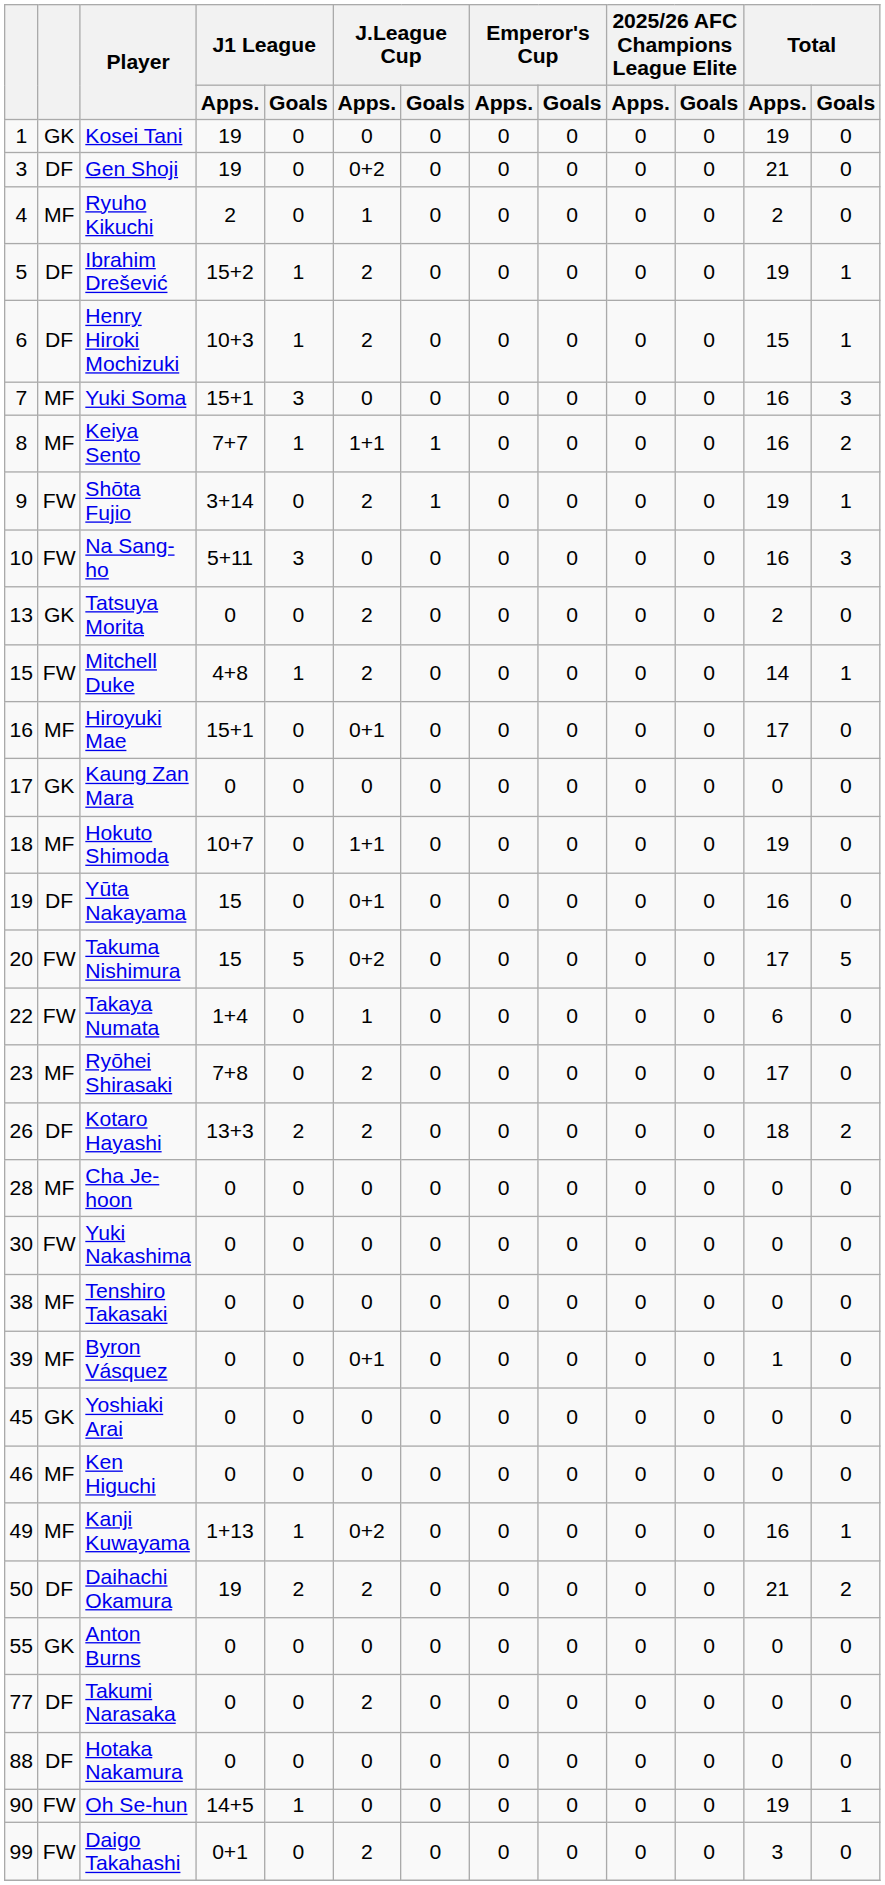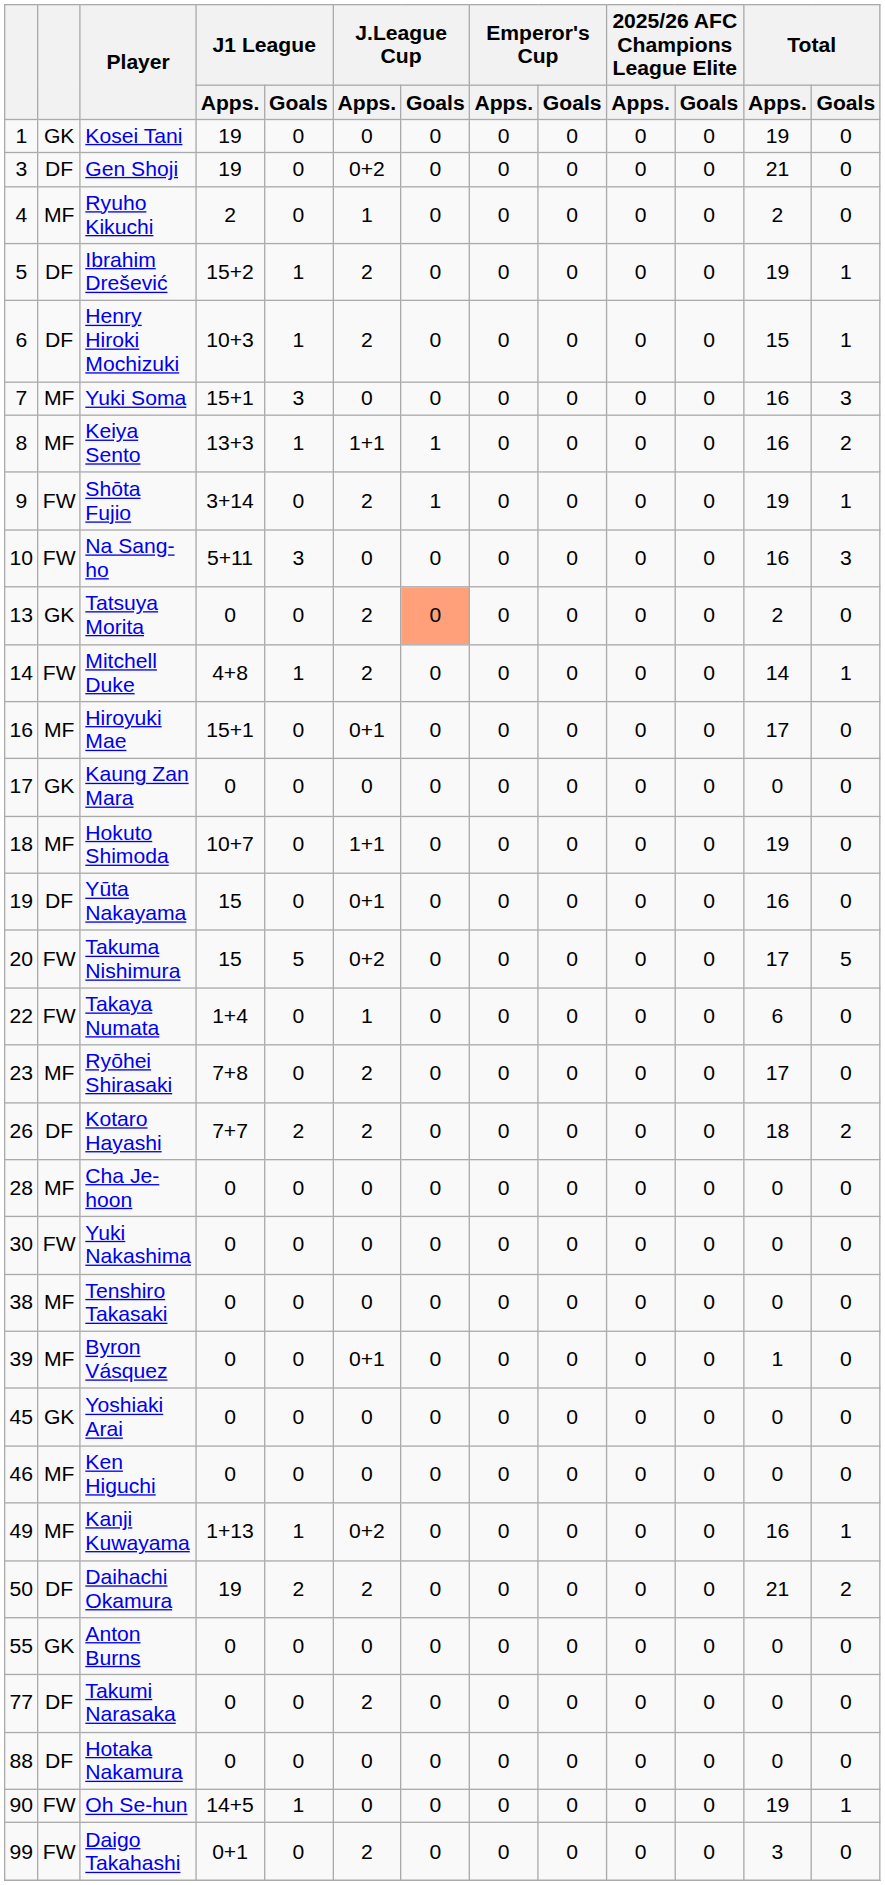(230, 443) 7+7 -> (230, 443) 13+3
(435, 615) no background -> (435, 615) lightsalmon background
(21, 672) 15 -> (21, 672) 14
(230, 1130) 13+3 -> (230, 1130) 7+7
